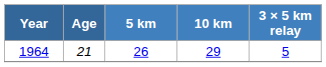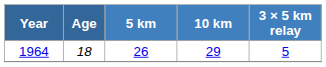(84, 51) 21 -> (84, 51) 18
